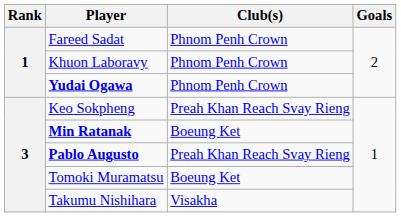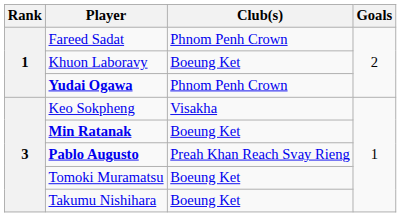(229, 62) Phnom Penh Crown -> (205, 62) Boeung Ket
(260, 108) Preah Khan Reach Svay Rieng -> (194, 108) Visakha
(194, 200) Visakha -> (205, 200) Boeung Ket
